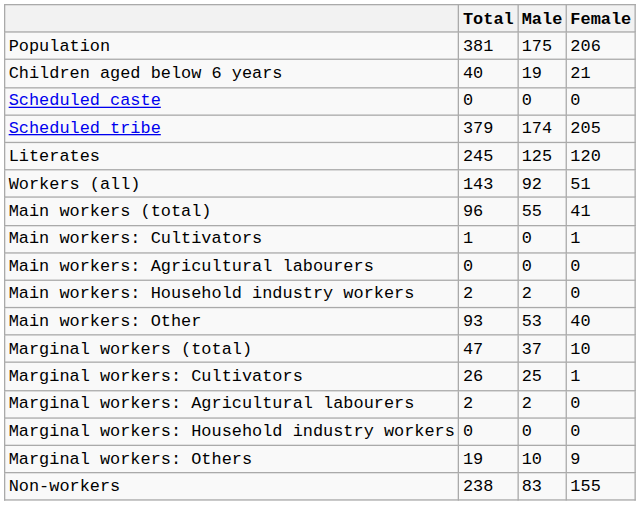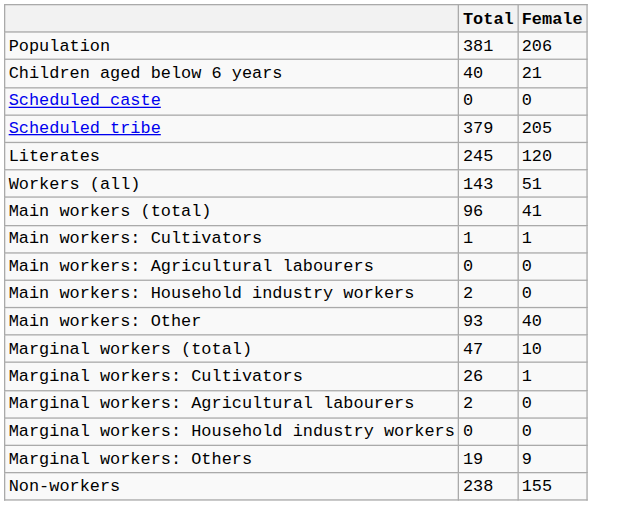- column: (542, 18)
